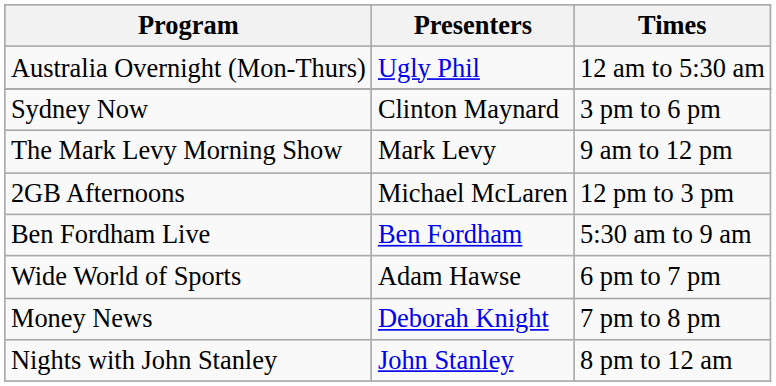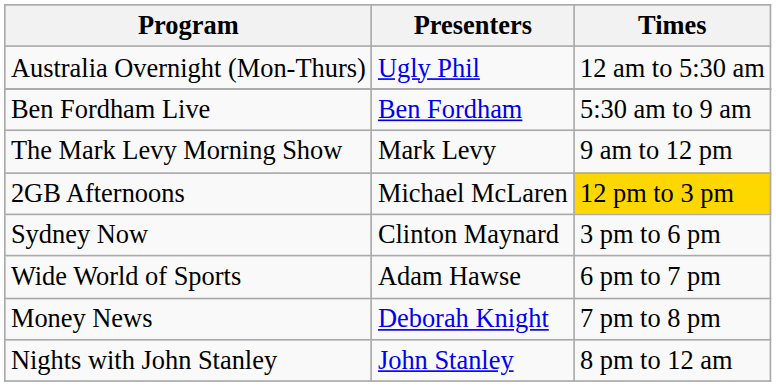rows swapped: (111, 234) <-> (79, 109)
(657, 192) no background -> (657, 192) gold background
